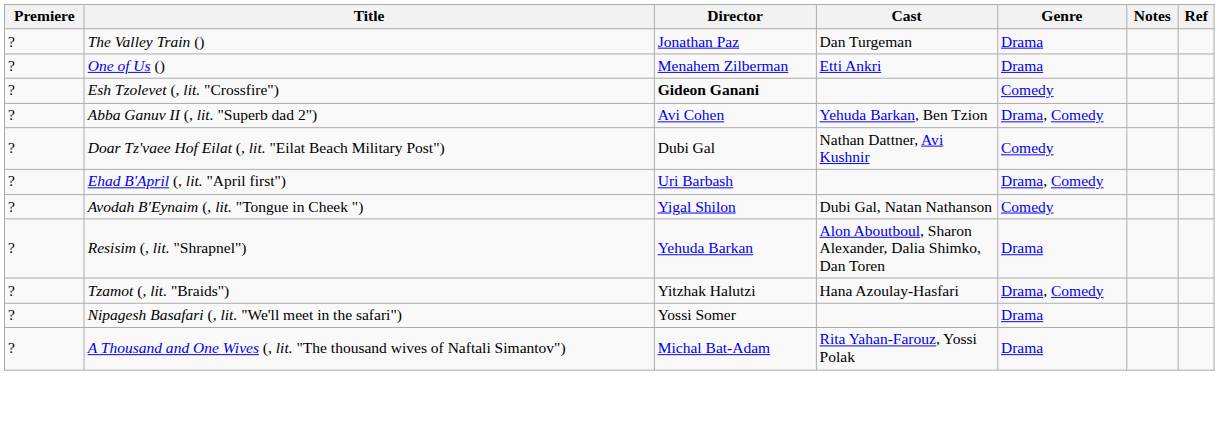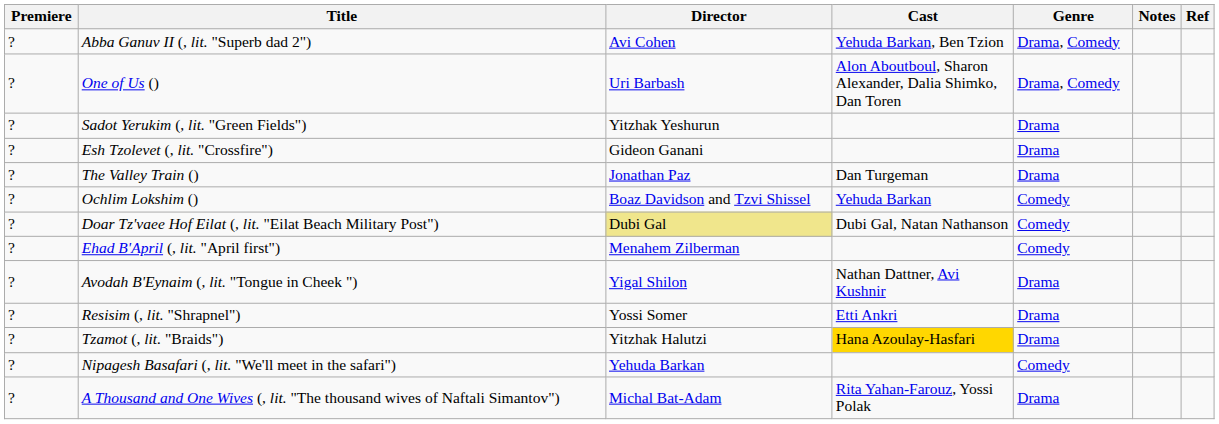rows swapped: (146, 41) <-> (202, 115)
(723, 66) Menahem Zilberman -> (647, 83) Uri Barbash
(850, 66) Etti Ankri -> (916, 83) Alon Aboutboul, Sharon Alexander, Dalia Shimko, Dan Toren
(1022, 66) Drama -> (1068, 83) Drama, Comedy
+ row: (194, 125)
(708, 90) bold -> (656, 150) normal
(1027, 90) Comedy -> (1038, 150) Drama
+ row: (140, 199)
(686, 148) no background -> (638, 224) khaki background
(881, 148) Nathan Dattner, Avi Kushnir -> (922, 224) Dubi Gal, Natan Nathanson
(695, 181) Uri Barbash -> (674, 248) Menahem Zilberman
(1052, 181) Drama, Comedy -> (1044, 248) Comedy
(906, 206) Dubi Gal, Natan Nathanson -> (898, 281) Nathan Dattner, Avi Kushnir
(1027, 206) Comedy -> (1038, 281) Drama
(705, 248) Yehuda Barkan -> (648, 315) Yossi Somer
(900, 248) Alon Aboutboul, Sharon Alexander, Dalia Shimko, Dan Toren -> (867, 315) Etti Ankri
(889, 290) no background -> (905, 339) gold background
(1052, 290) Drama, Comedy -> (1038, 339) Drama
(697, 315) Yossi Somer -> (657, 364) Yehuda Barkan
(1022, 315) Drama -> (1044, 364) Comedy
